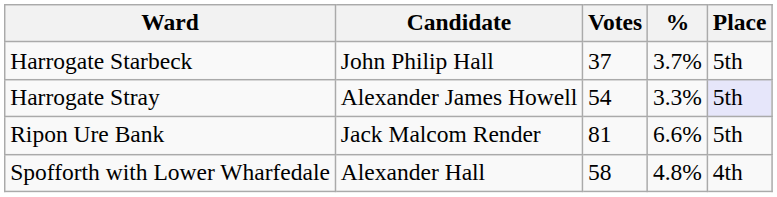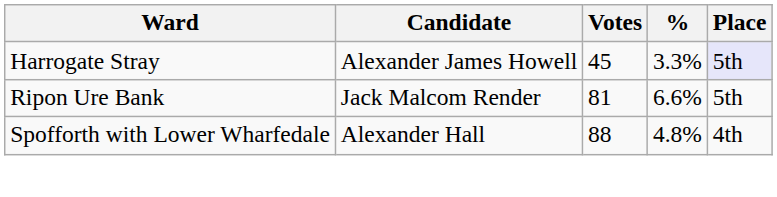- row: (101, 60)
(600, 97) 54 -> (600, 60) 45
(600, 172) 58 -> (600, 135) 88
